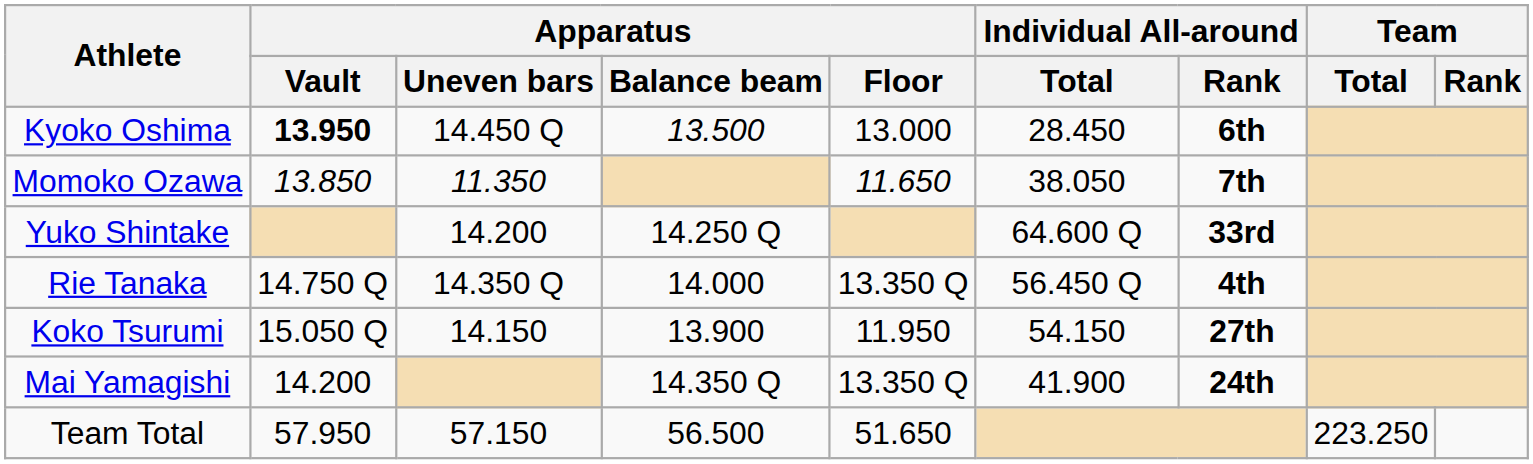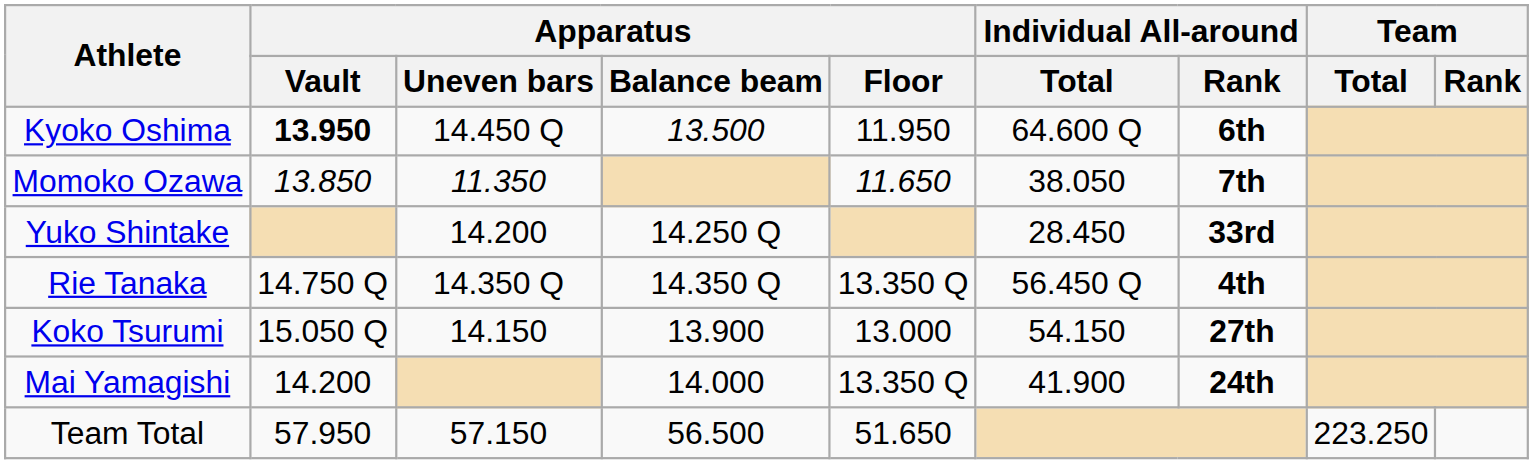(903, 131) 13.000 -> (903, 131) 11.950
(1077, 131) 28.450 -> (1077, 131) 64.600 Q
(1077, 232) 64.600 Q -> (1077, 232) 28.450
(716, 282) 14.000 -> (716, 282) 14.350 Q
(903, 332) 11.950 -> (903, 332) 13.000
(716, 383) 14.350 Q -> (716, 383) 14.000
